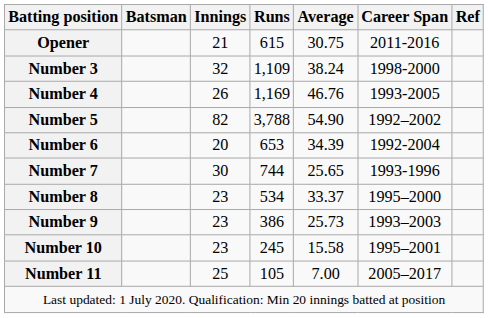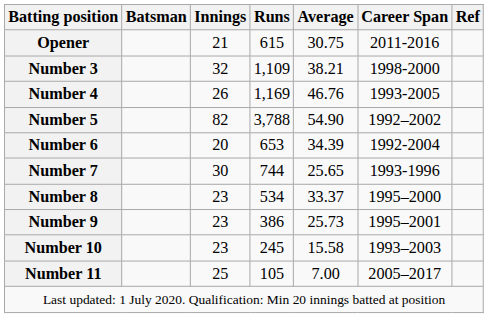(326, 68) 38.24 -> (326, 68) 38.21
(405, 222) 1993–2003 -> (405, 222) 1995–2001
(405, 247) 1995–2001 -> (405, 247) 1993–2003
